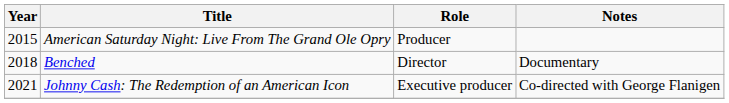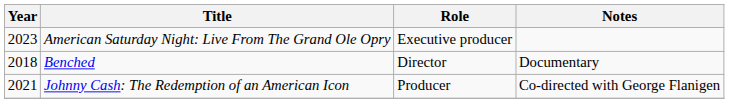(23, 39) 2015 -> (23, 39) 2023
(424, 39) Producer -> (455, 39) Executive producer
(455, 86) Executive producer -> (424, 86) Producer
